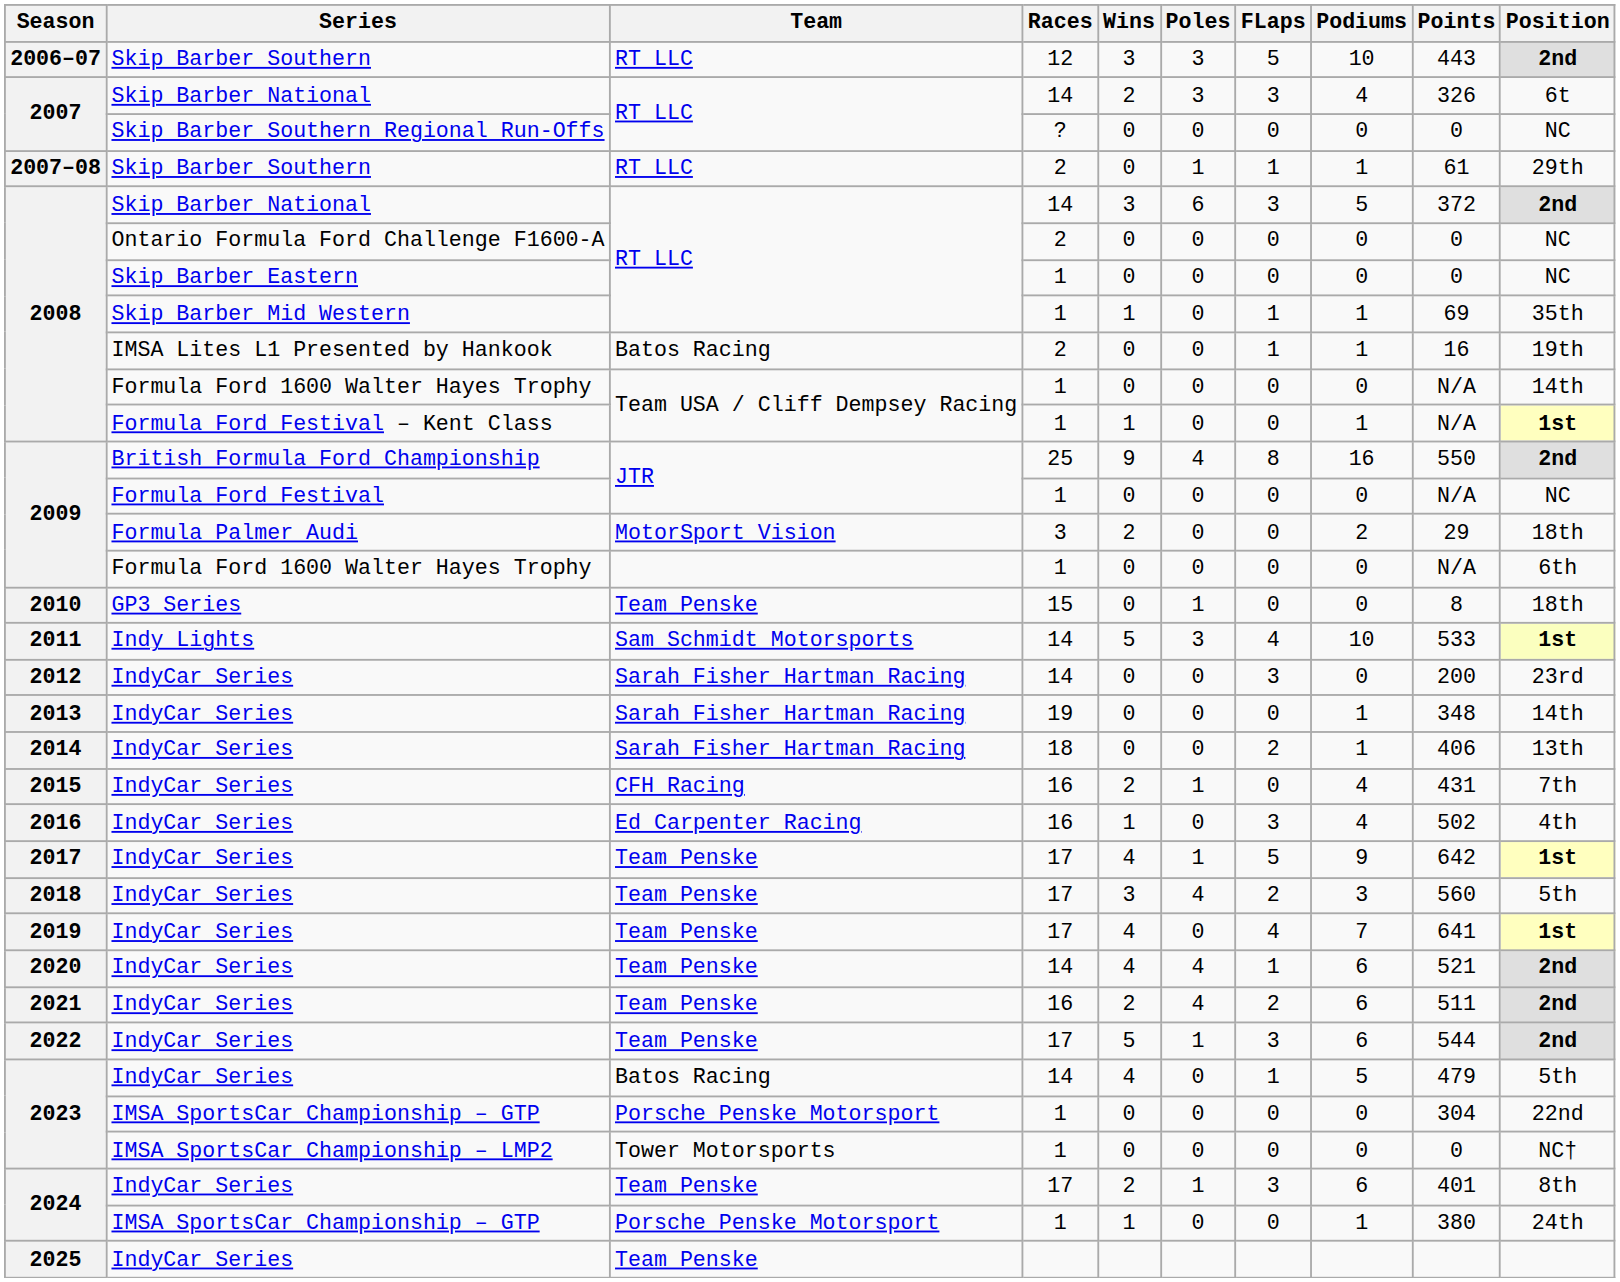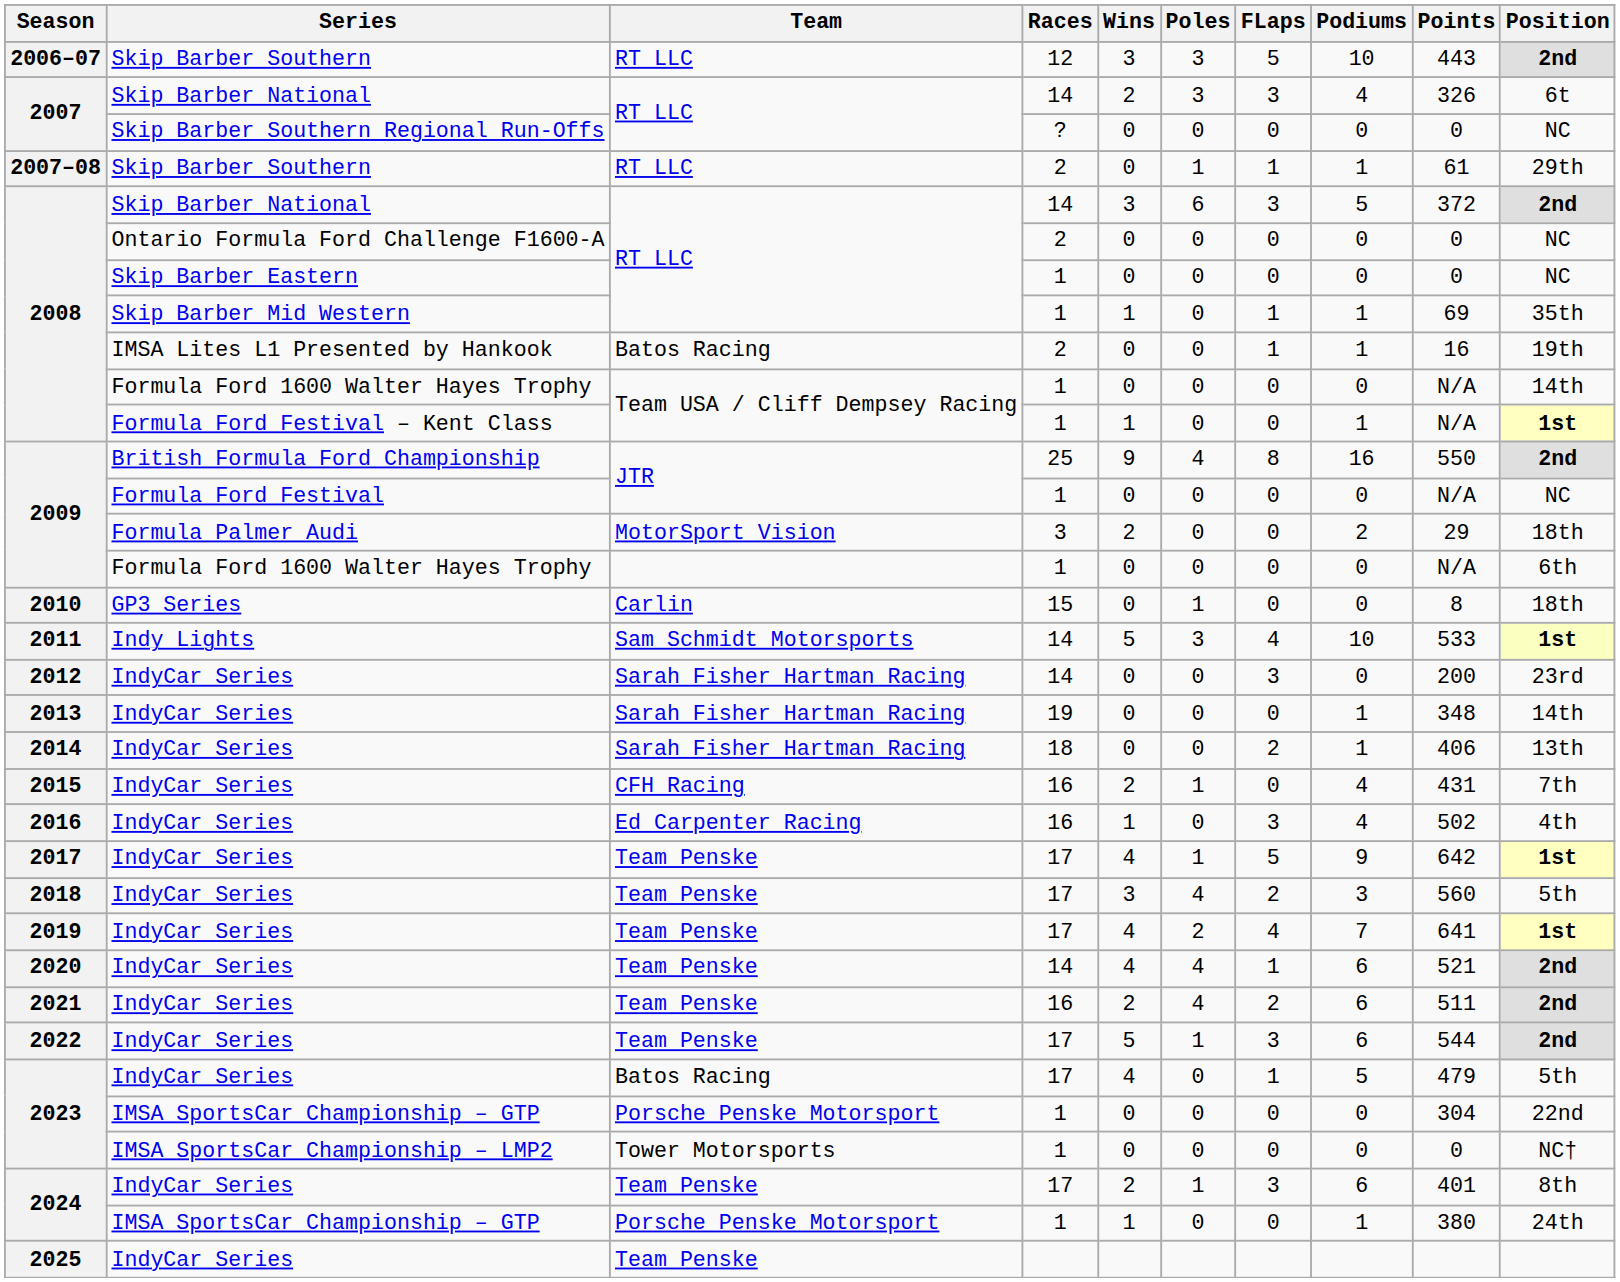(686, 605) Team Penske -> (654, 605) Carlin
(1198, 932) 0 -> (1198, 932) 2
(1060, 1077) 14 -> (1060, 1077) 17
